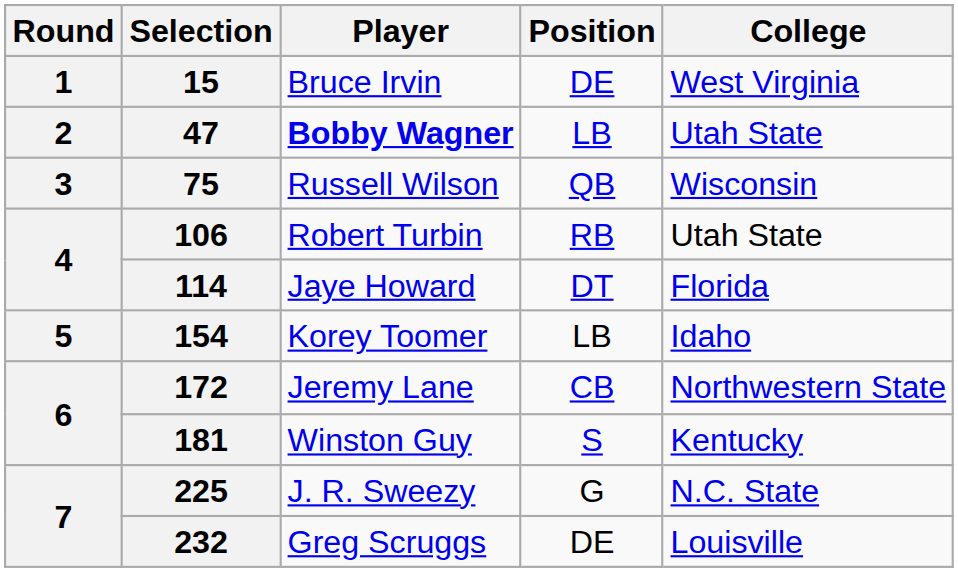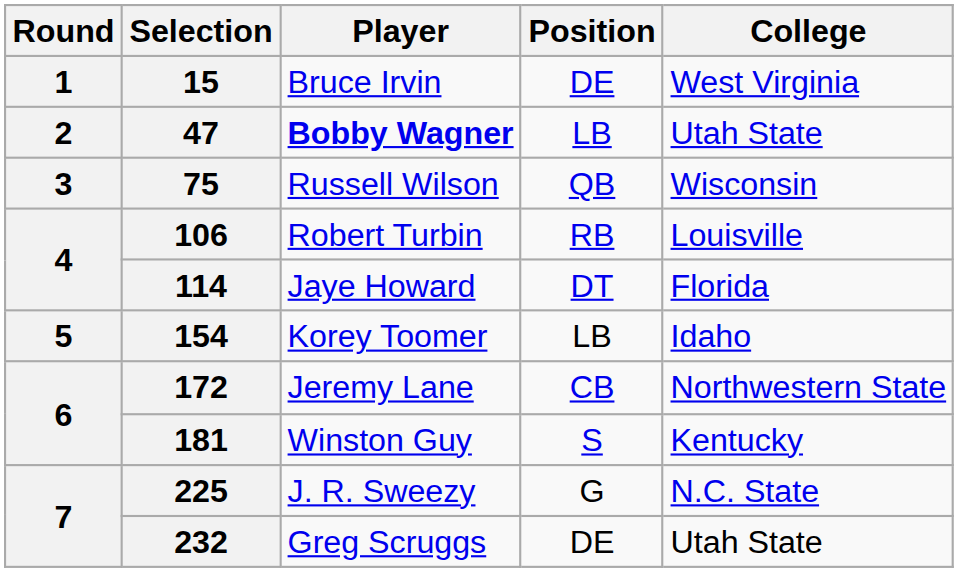(747, 235) Utah State -> (737, 235) Louisville
(737, 541) Louisville -> (747, 541) Utah State
